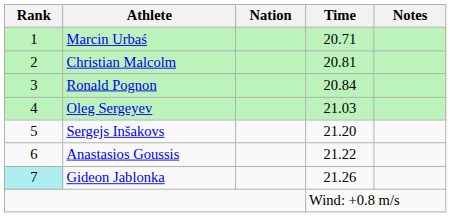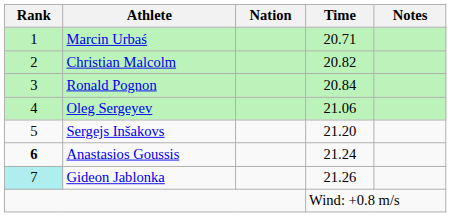(340, 62) 20.81 -> (340, 62) 20.82
(340, 108) 21.03 -> (340, 108) 21.06
(34, 154) normal -> (34, 154) bold
(340, 154) 21.22 -> (340, 154) 21.24
